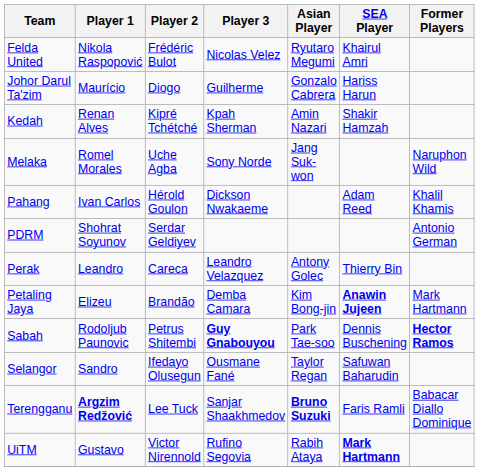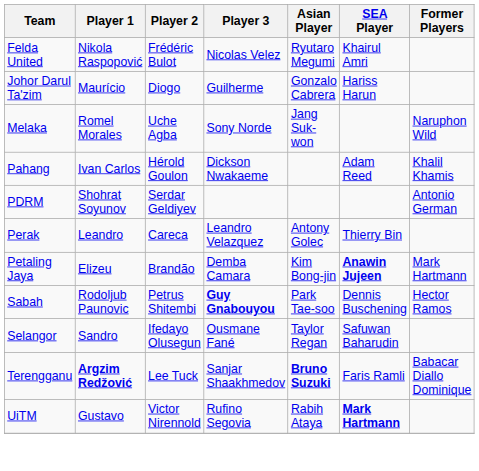- row: (25, 121)
(433, 335) bold -> (432, 302) normal
